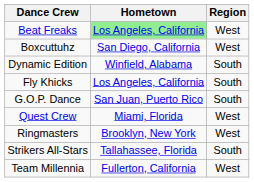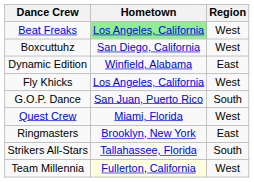(228, 64) South -> (228, 64) East
(228, 82) South -> (228, 82) West
(228, 133) West -> (228, 133) East
(149, 168) no background -> (149, 168) lightyellow background
